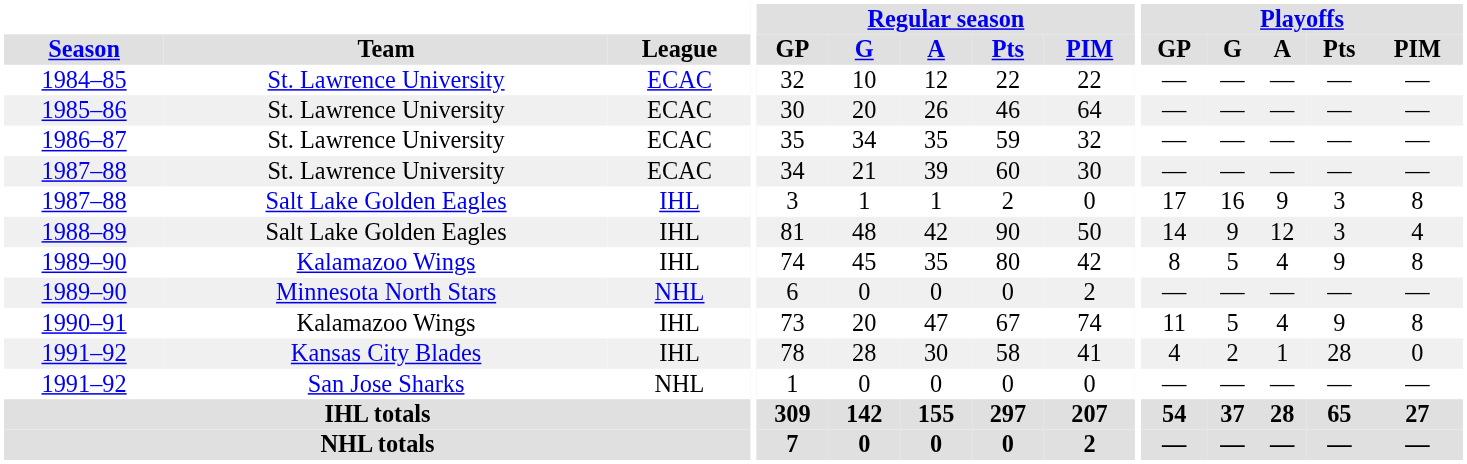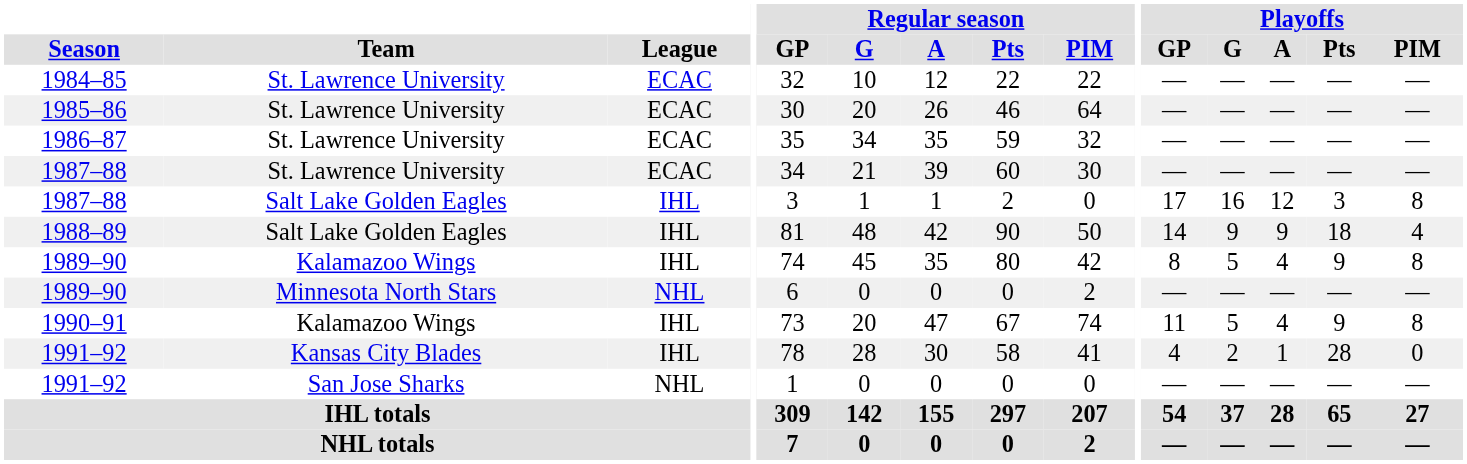(1282, 201) 9 -> (1282, 201) 12
(1282, 231) 12 -> (1282, 231) 9
(1339, 231) 3 -> (1339, 231) 18
